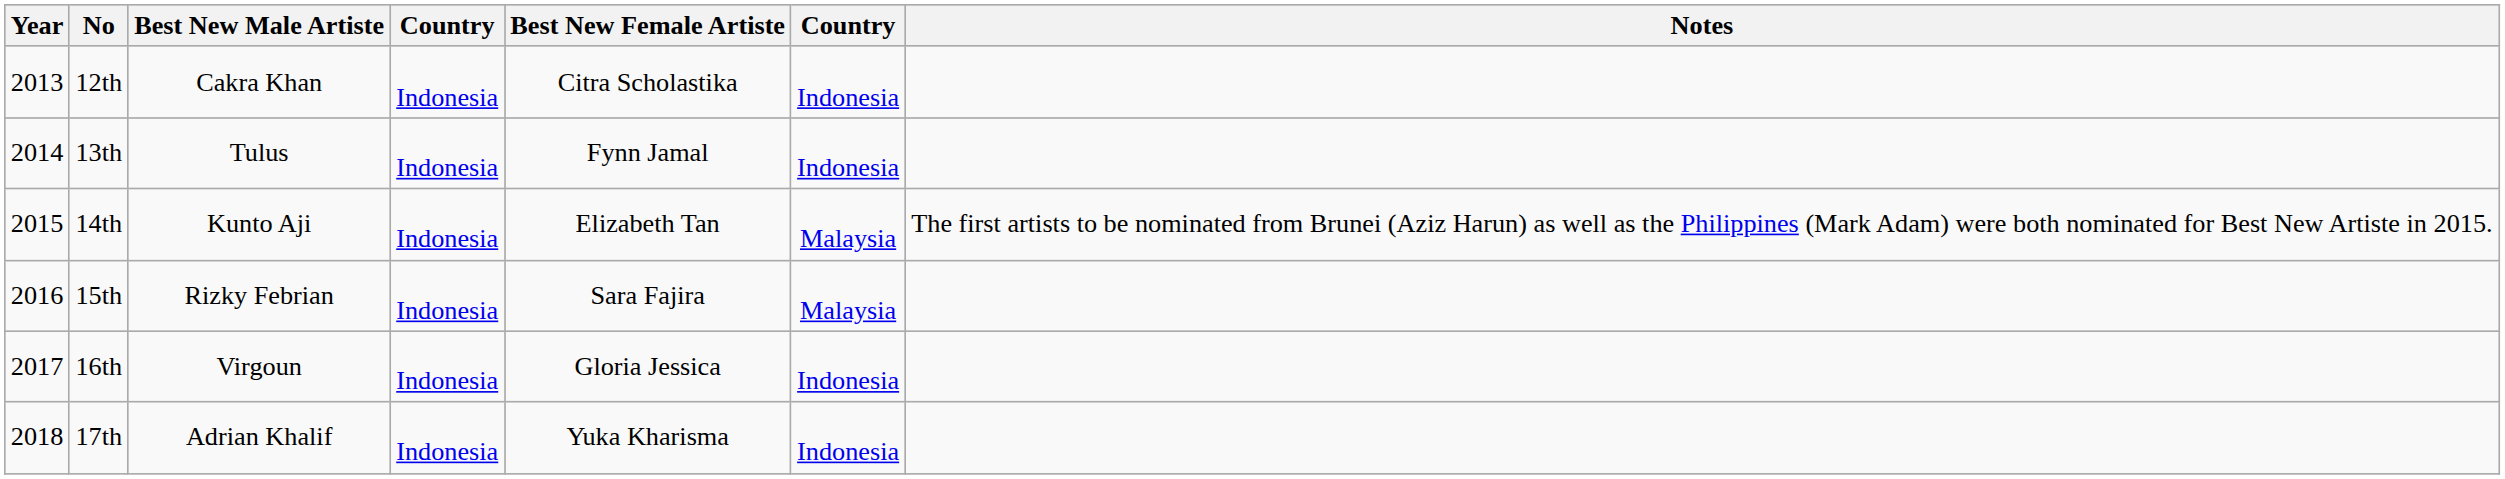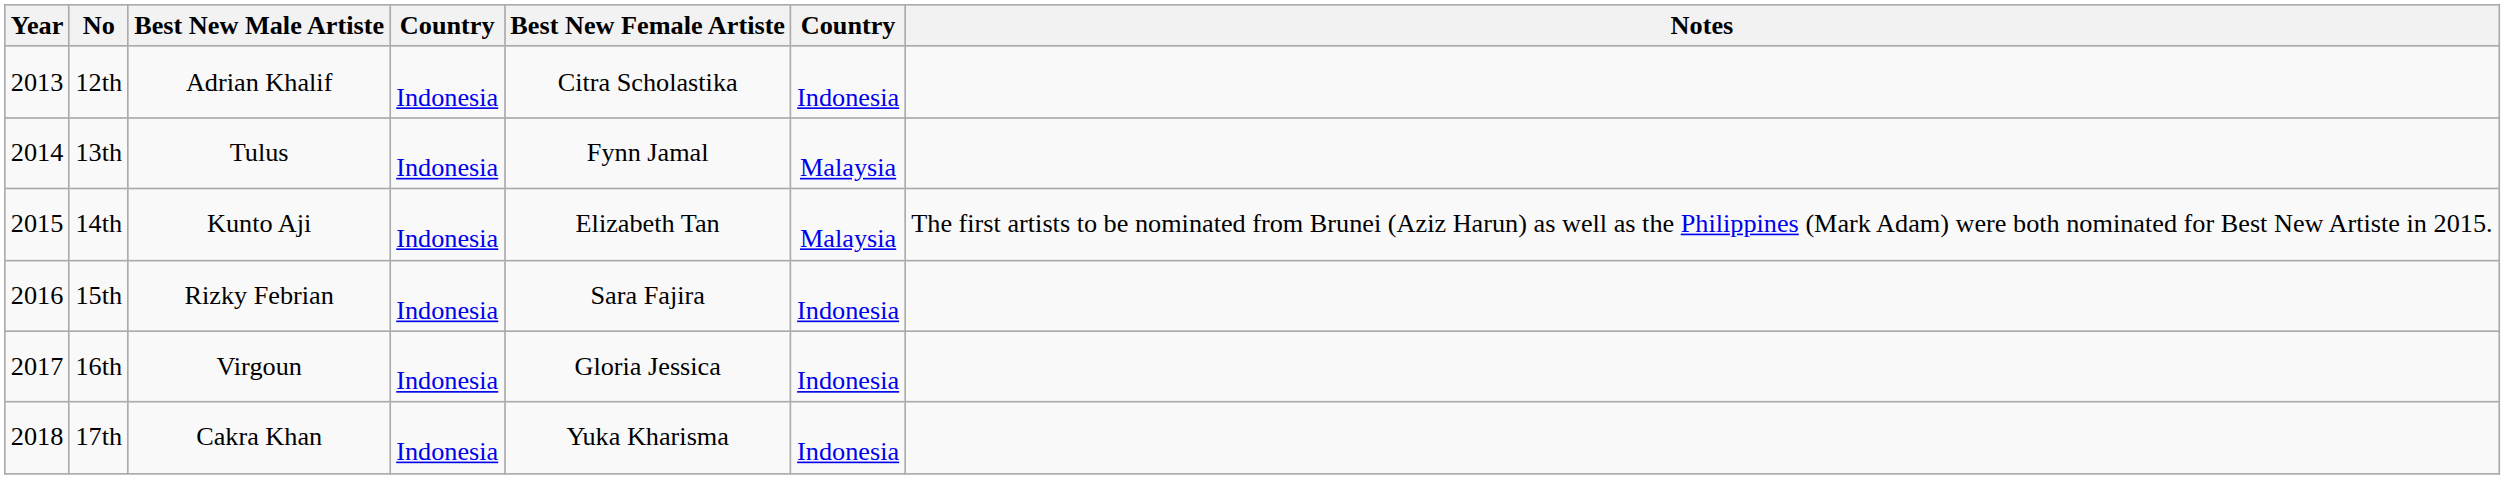(259, 81) Cakra Khan -> (259, 81) Adrian Khalif
(848, 167) Indonesia -> (848, 167) Malaysia
(848, 309) Malaysia -> (848, 309) Indonesia
(259, 437) Adrian Khalif -> (259, 437) Cakra Khan
